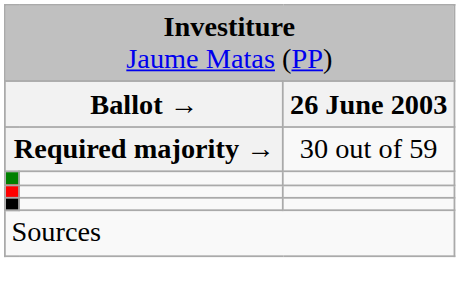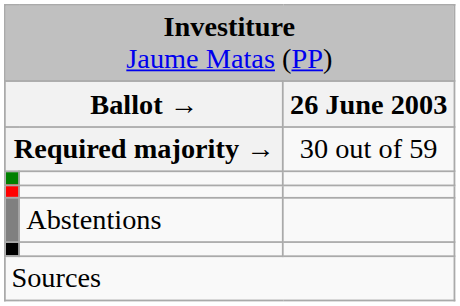+ row: (12, 220)
